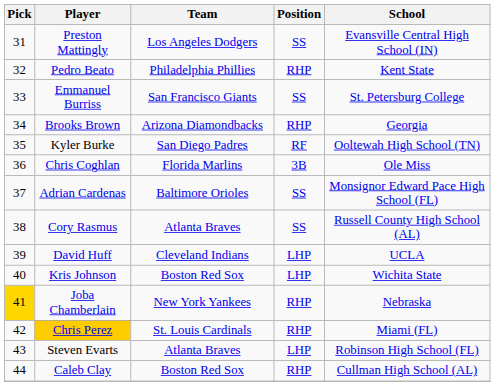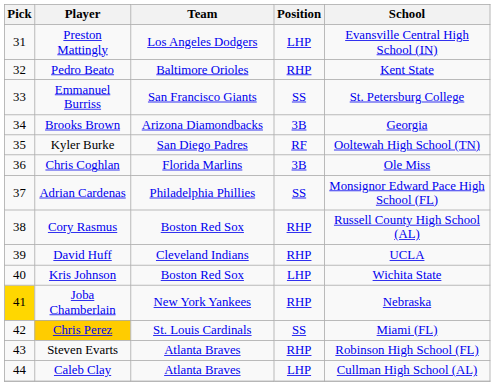(299, 42) SS -> (299, 42) LHP
(202, 69) Philadelphia Phillies -> (202, 69) Baltimore Orioles
(299, 124) RHP -> (299, 124) 3B
(202, 192) Baltimore Orioles -> (202, 192) Philadelphia Phillies
(202, 227) Atlanta Braves -> (202, 227) Boston Red Sox
(299, 227) SS -> (299, 227) RHP
(299, 254) LHP -> (299, 254) RHP
(299, 330) RHP -> (299, 330) SS
(299, 350) LHP -> (299, 350) RHP
(202, 370) Boston Red Sox -> (202, 370) Atlanta Braves
(299, 370) RHP -> (299, 370) LHP
